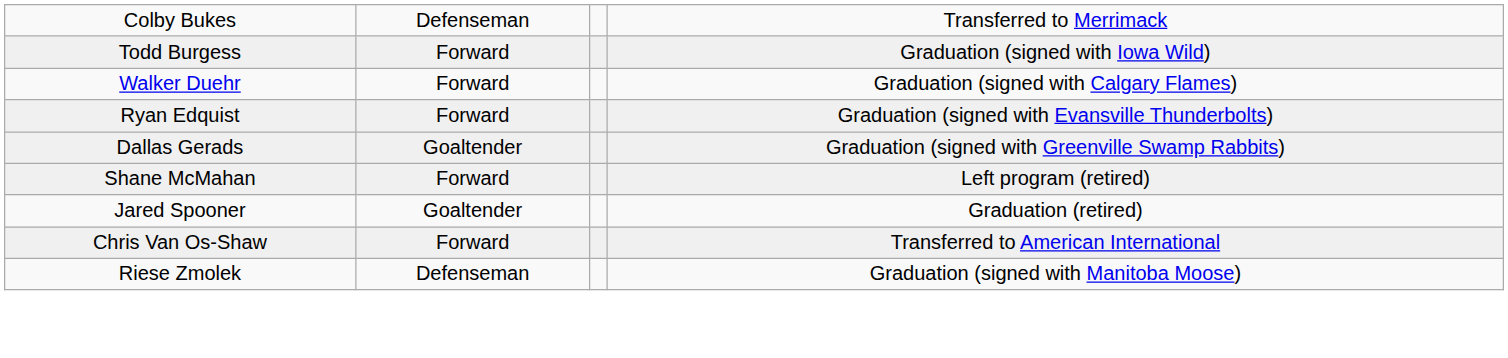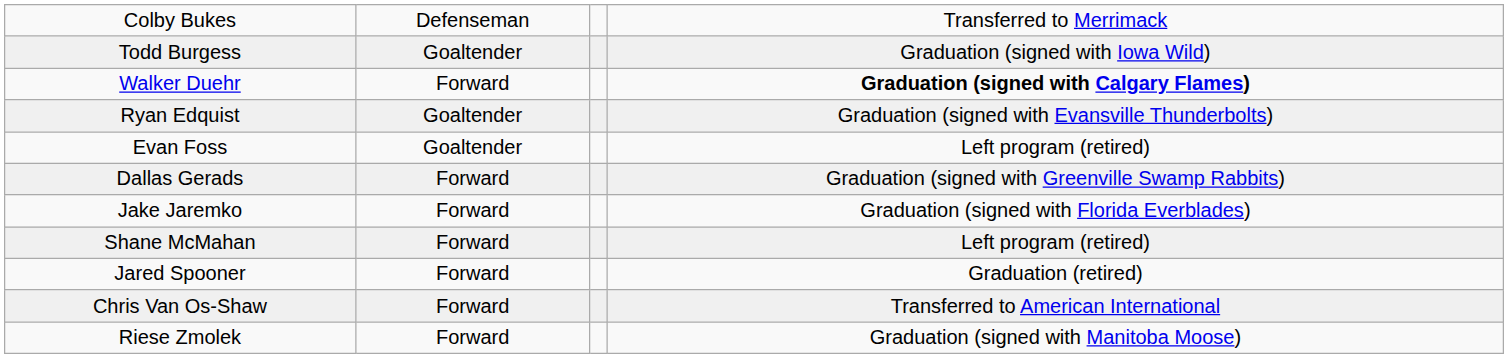(473, 52) Forward -> (473, 52) Goaltender
(1055, 83) normal -> (1055, 83) bold
(473, 115) Forward -> (473, 115) Goaltender
+ row: (180, 147)
(473, 147) Goaltender -> (473, 178) Forward
+ row: (180, 210)
(473, 210) Goaltender -> (473, 274) Forward
(473, 274) Defenseman -> (473, 337) Forward
